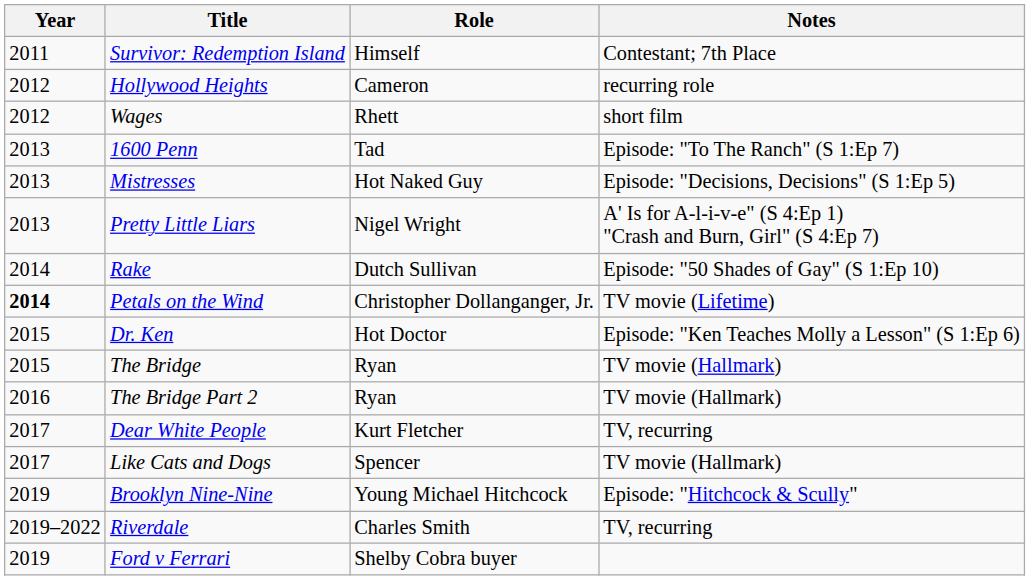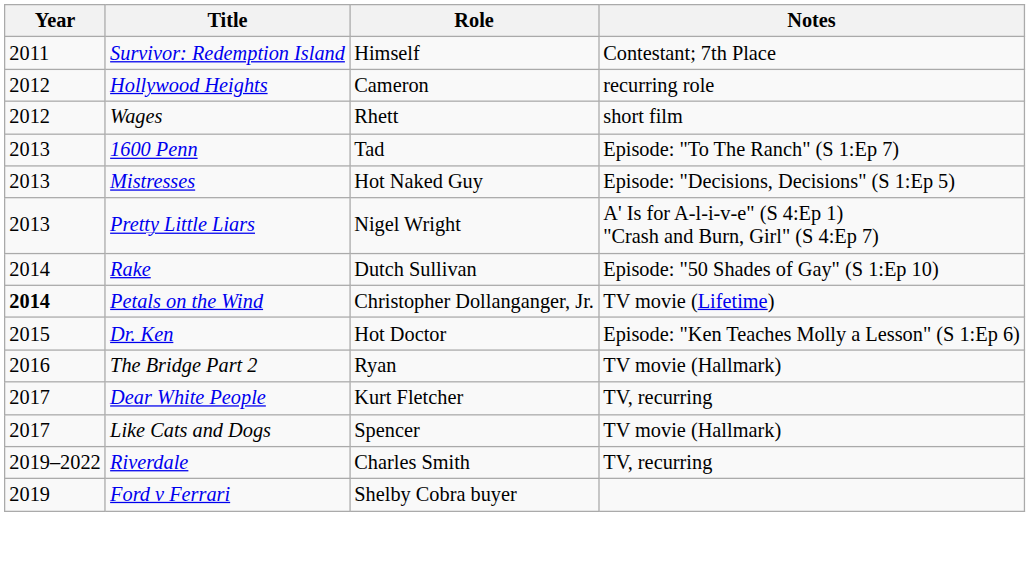- row: (156, 365)
- row: (191, 494)
